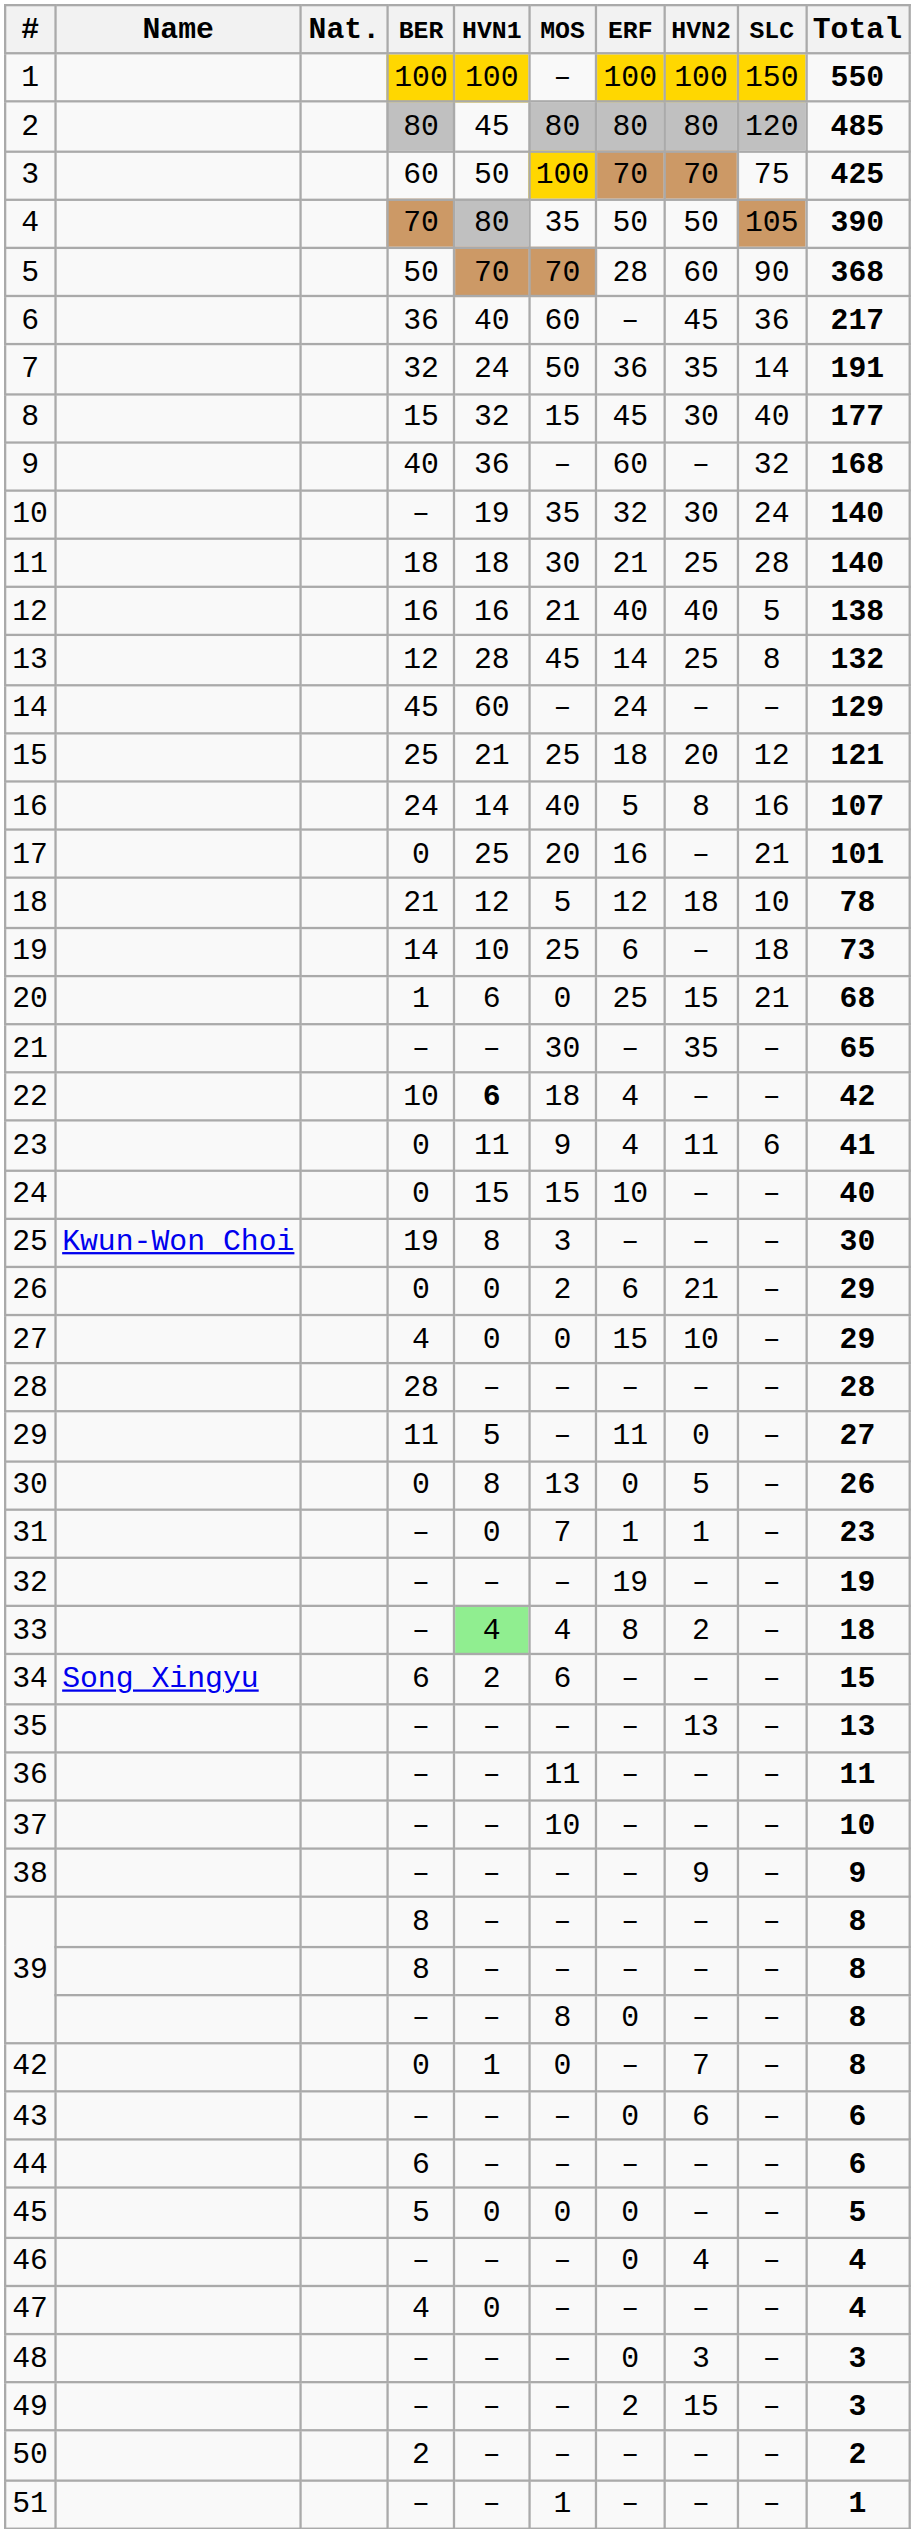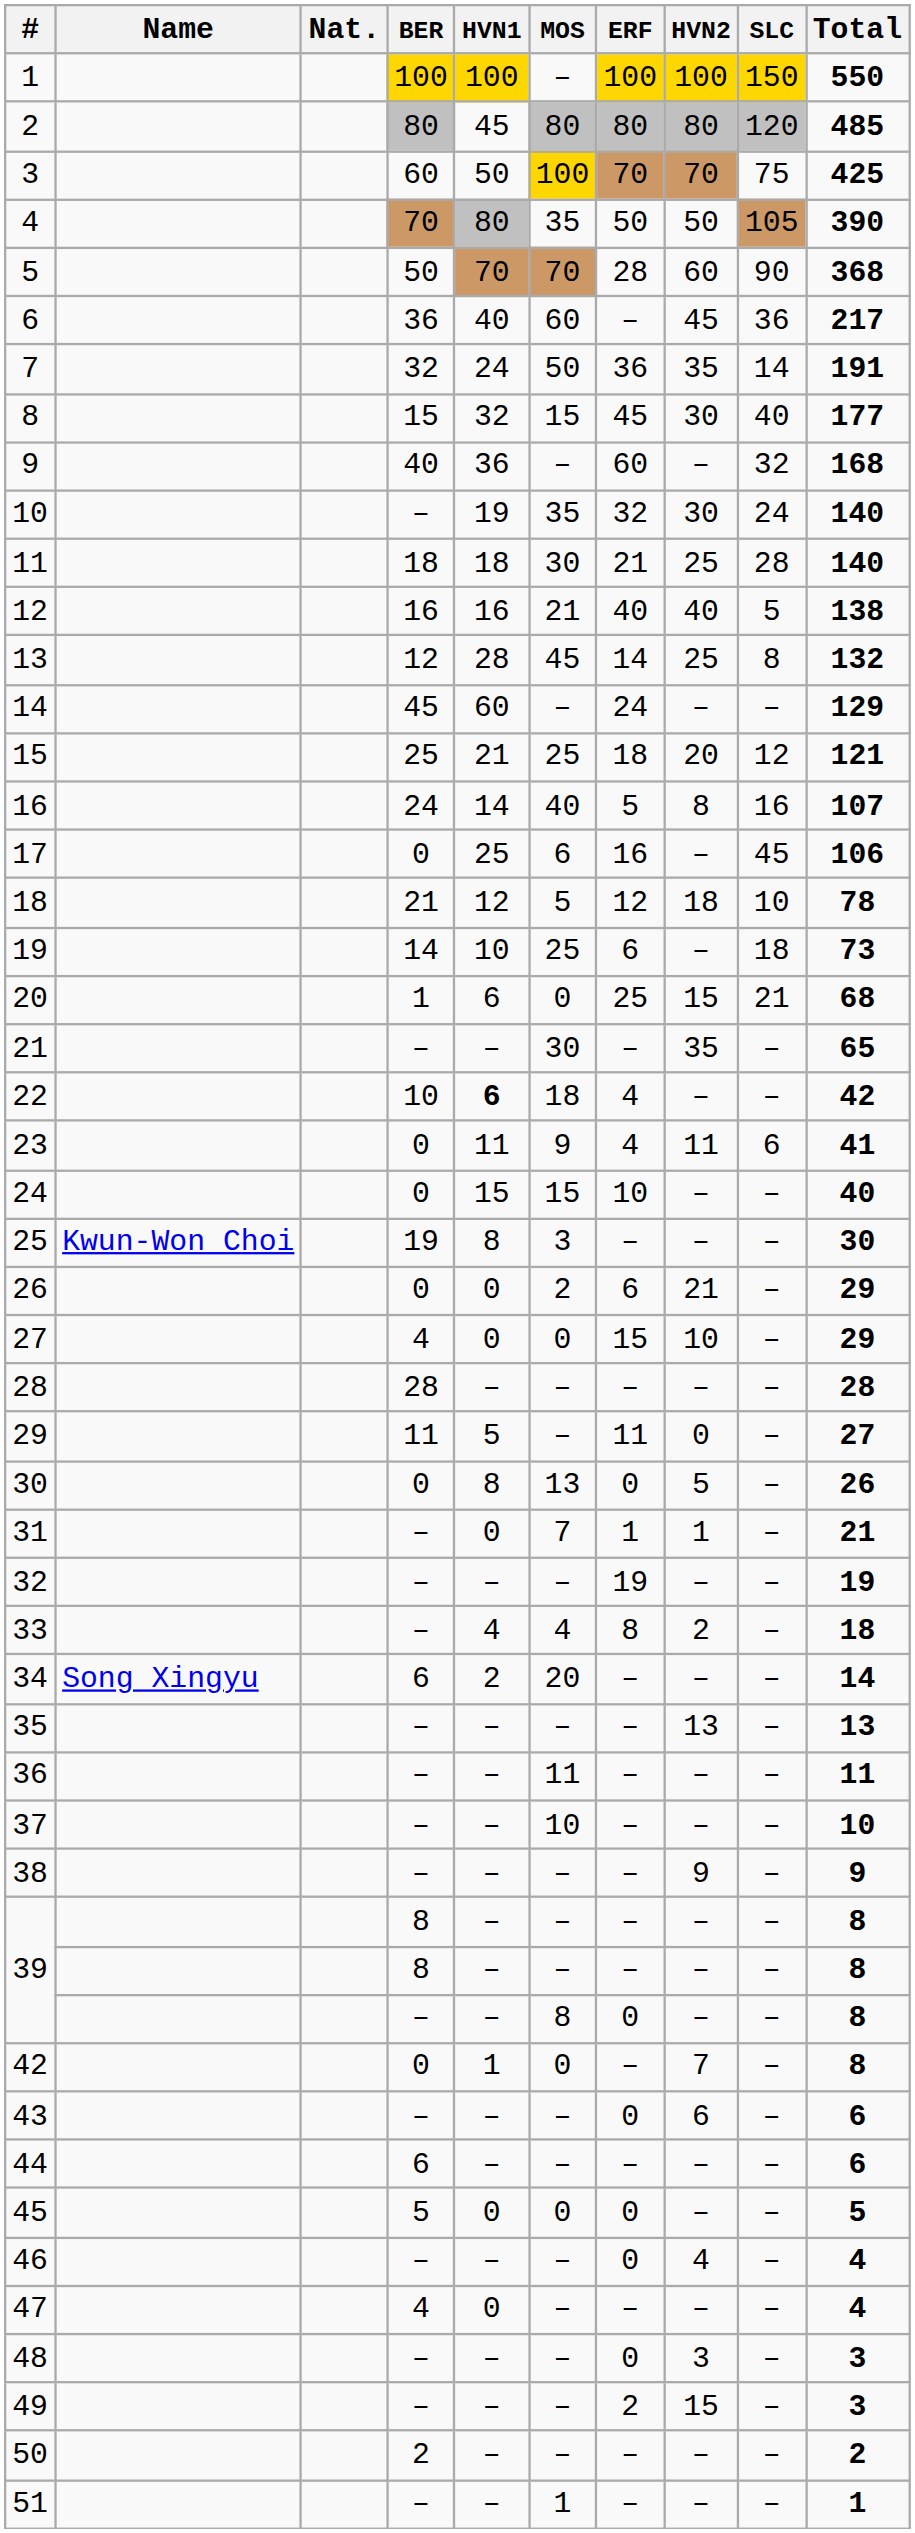(562, 854) 20 -> (563, 854) 6
(772, 854) 21 -> (772, 854) 45
(857, 854) 101 -> (857, 854) 106
(857, 1534) 23 -> (857, 1534) 21
(492, 1631) lightgreen background -> (492, 1631) no background
(563, 1679) 6 -> (562, 1679) 20
(857, 1679) 15 -> (857, 1679) 14
